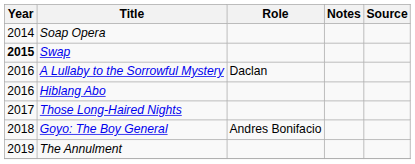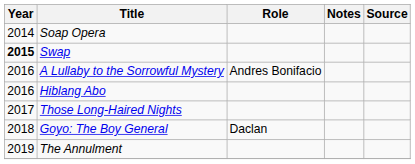(248, 71) Daclan -> (275, 71) Andres Bonifacio
(275, 129) Andres Bonifacio -> (248, 129) Daclan
